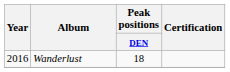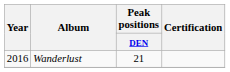(139, 59) 18 -> (139, 59) 21
